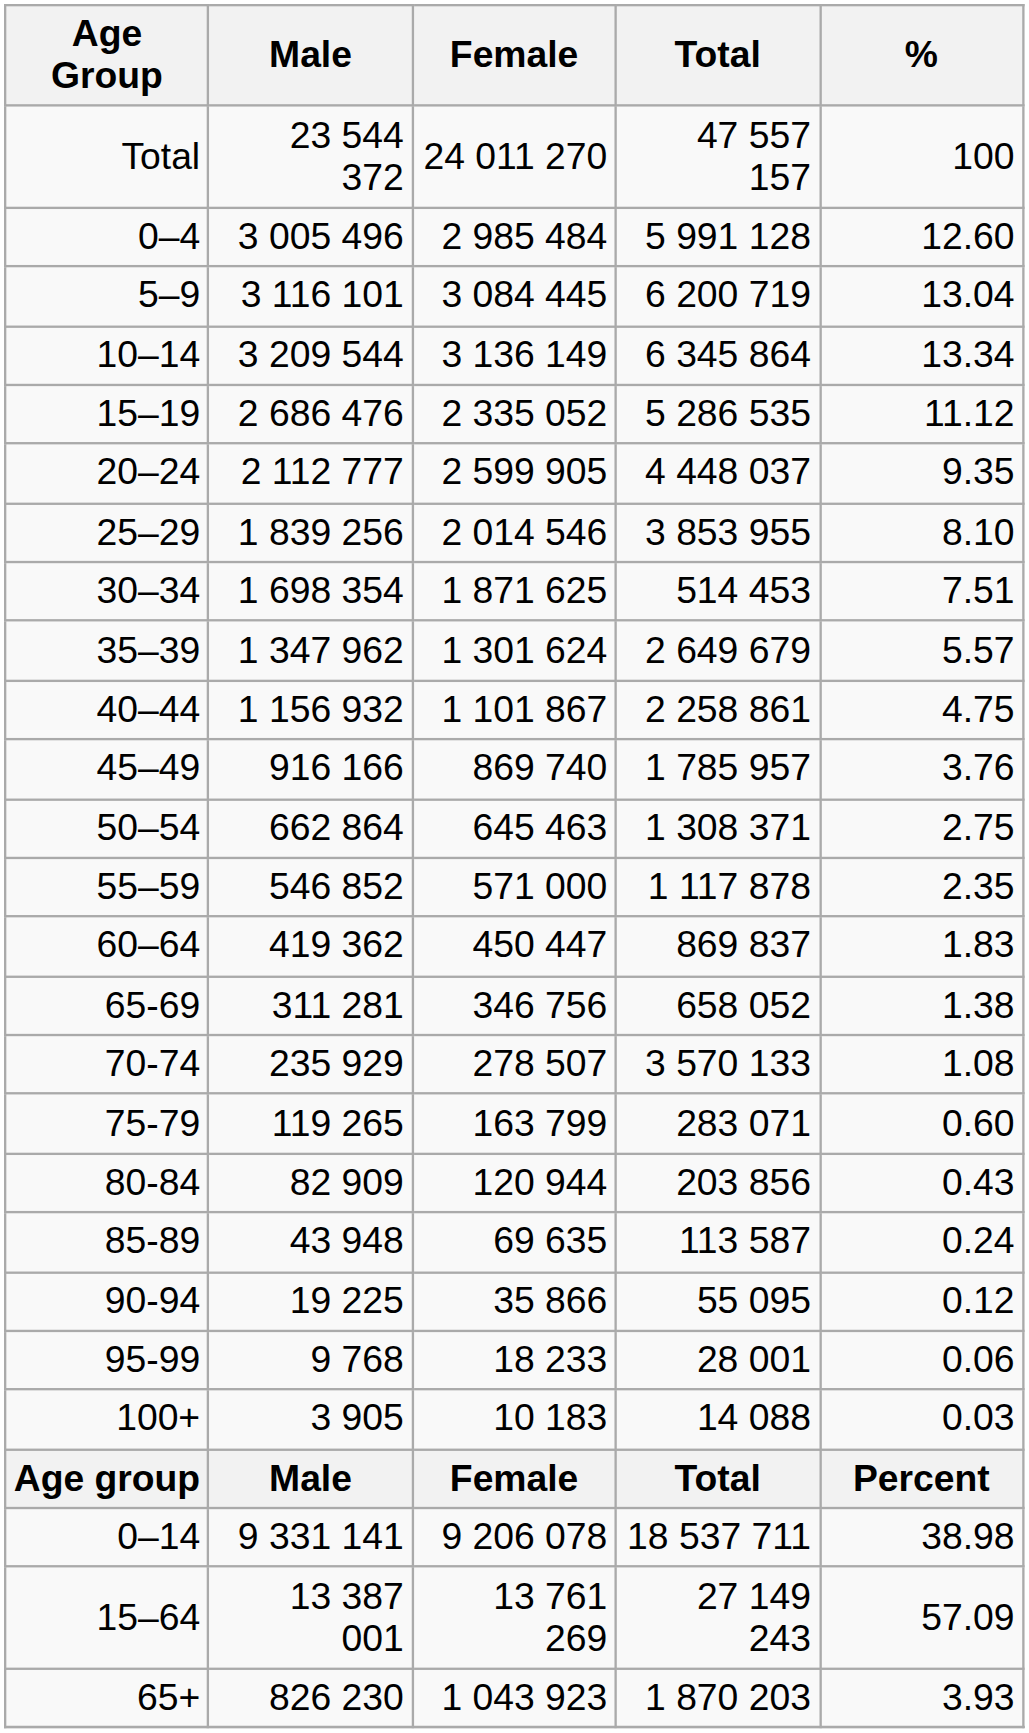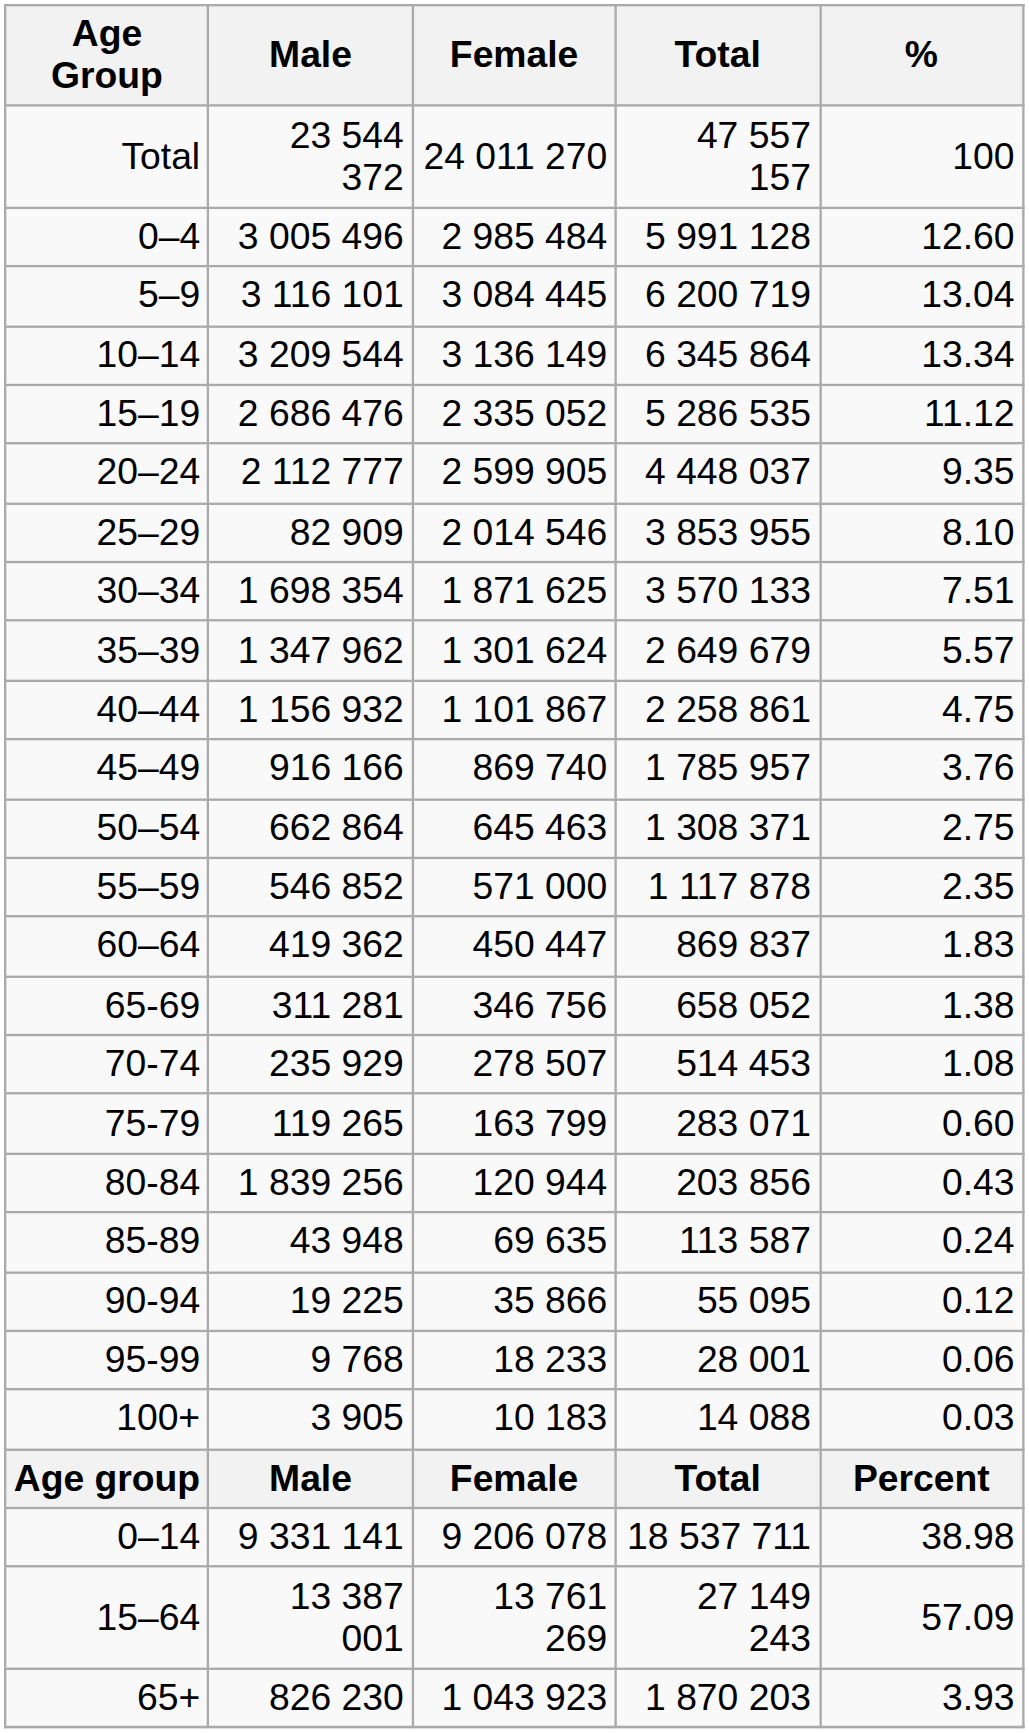(321, 531) 1 839 256 -> (347, 531) 82 909
(744, 590) 514 453 -> (728, 590) 3 570 133
(728, 1063) 3 570 133 -> (744, 1063) 514 453
(347, 1182) 82 909 -> (321, 1182) 1 839 256
